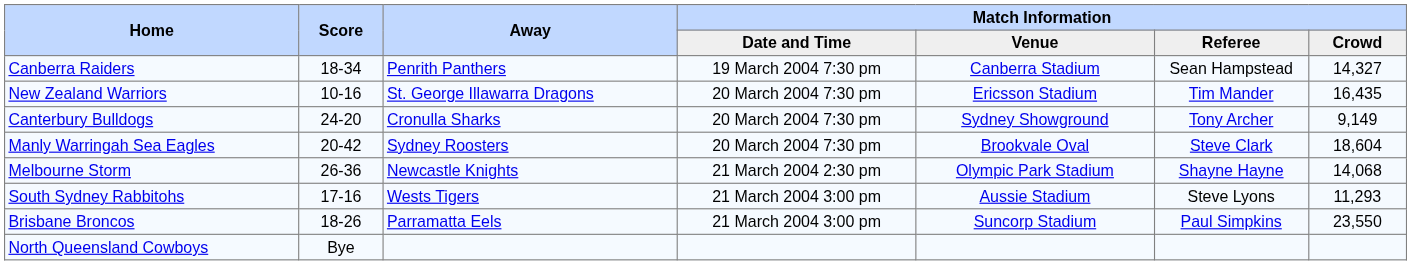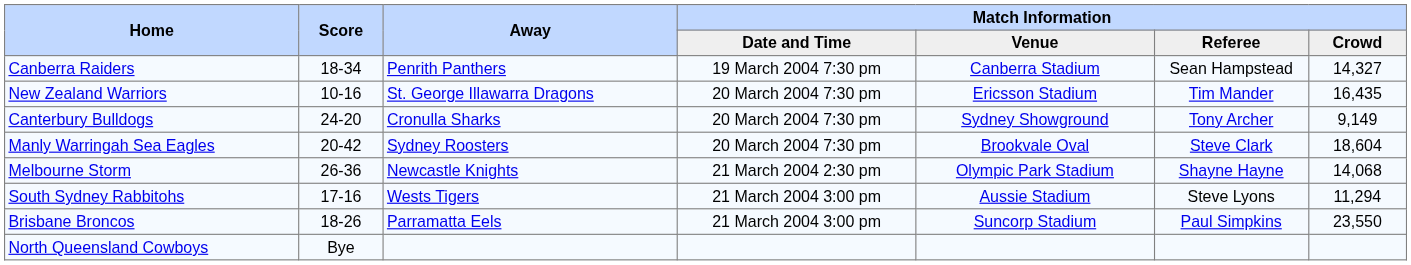(1357, 196) 11,293 -> (1357, 196) 11,294
